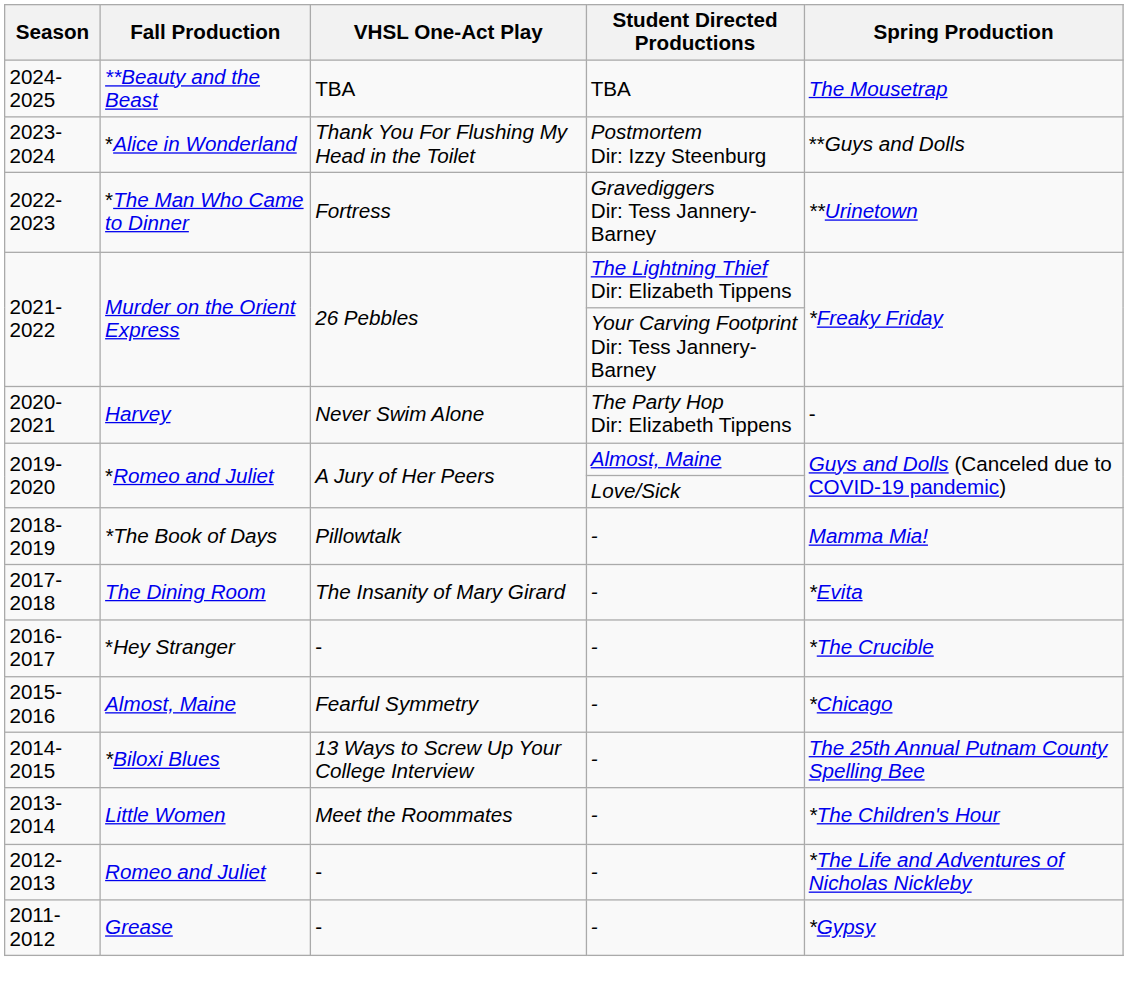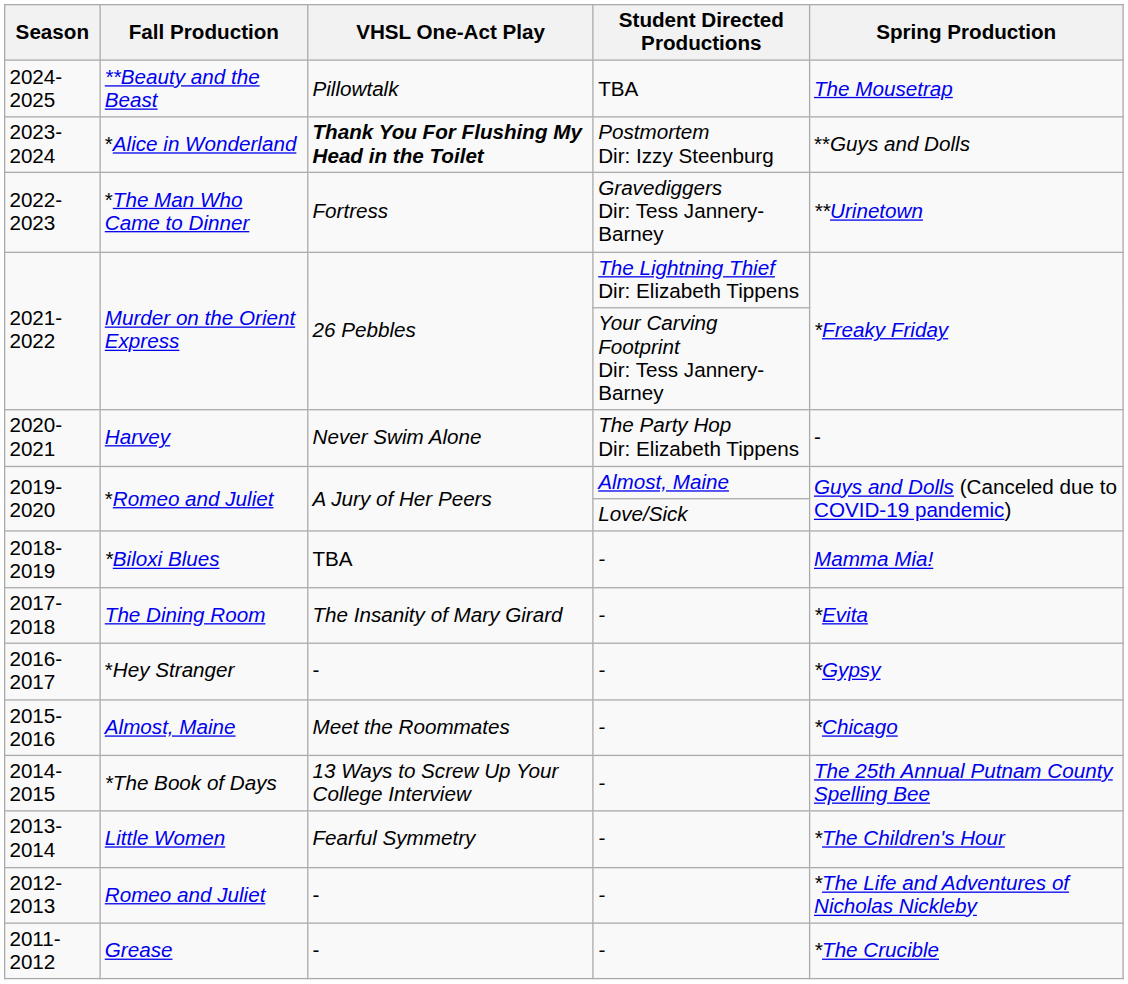(335, 88) TBA -> (356, 88) Pillowtalk
(441, 144) normal -> (447, 144) bold
(191, 536) *The Book of Days -> (162, 559) *Biloxi Blues
(358, 536) Pillowtalk -> (333, 559) TBA
(871, 647) *The Crucible -> (847, 671) *Gypsy
(397, 703) Fearful Symmetry -> (411, 727) Meet the Roommates
(162, 759) *Biloxi Blues -> (191, 783) *The Book of Days
(414, 815) Meet the Roommates -> (394, 839) Fearful Symmetry
(842, 927) *Gypsy -> (877, 950) *The Crucible
